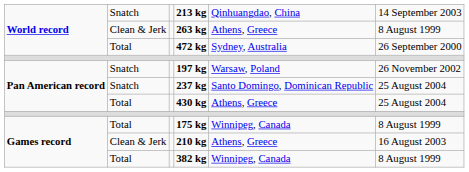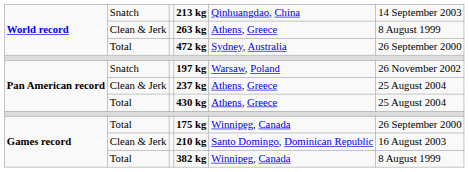(124, 85) Snatch -> (138, 85) Clean & Jerk
(292, 85) Santo Domingo, Dominican Republic -> (244, 85) Athens, Greece
(409, 124) 8 August 1999 -> (420, 124) 26 September 2000
(244, 141) Athens, Greece -> (292, 141) Santo Domingo, Dominican Republic
